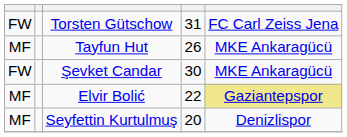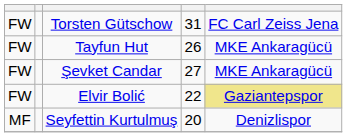(20, 47) MF -> (20, 47) FW
(193, 71) 30 -> (193, 71) 27
(20, 95) MF -> (20, 95) FW
